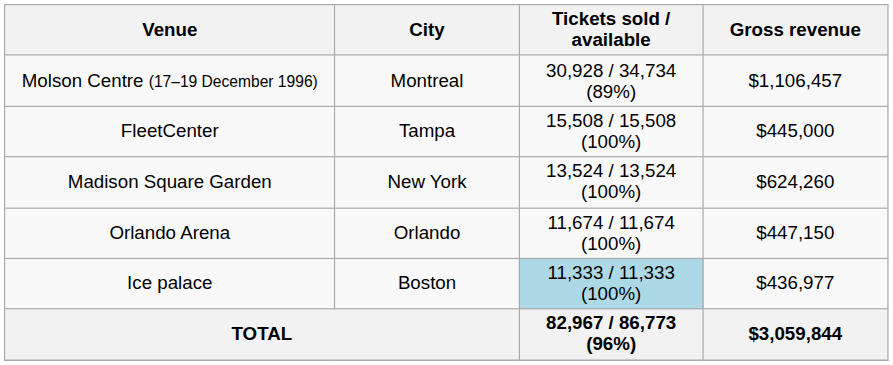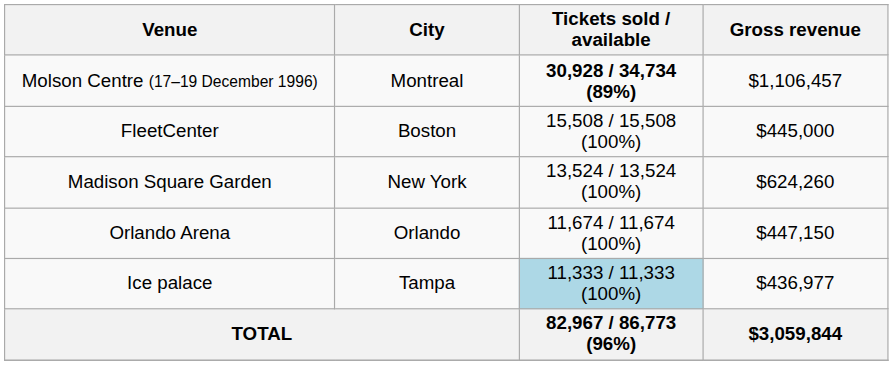(611, 80) normal -> (611, 80) bold
(427, 131) Tampa -> (427, 131) Boston
(427, 283) Boston -> (427, 283) Tampa
